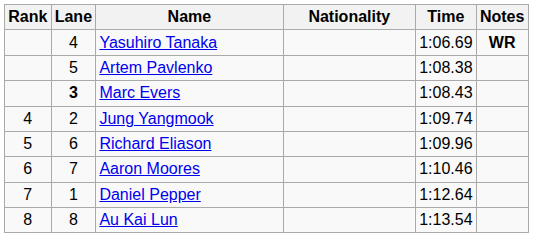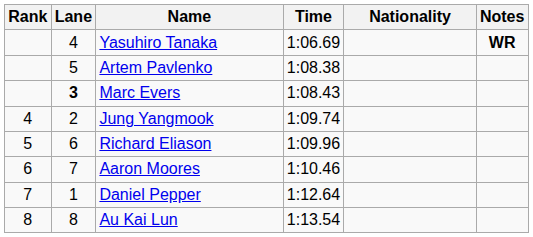columns swapped: (349, 17) <-> (446, 17)
